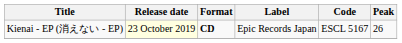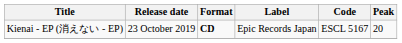(162, 29) lightyellow background -> (162, 29) no background
(378, 29) 26 -> (378, 29) 20
